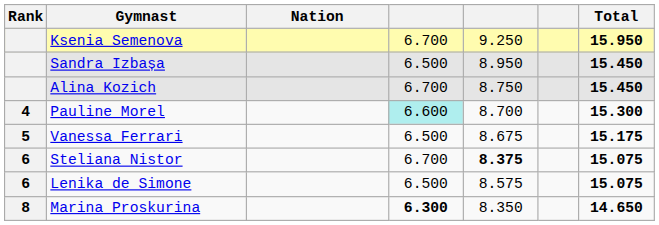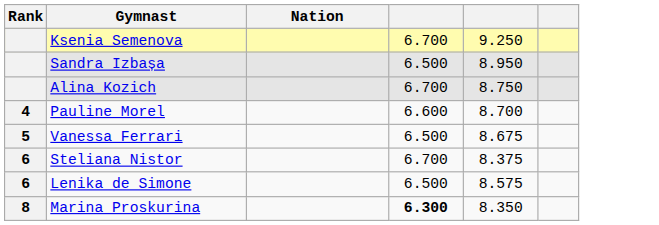- column: (616, 17)
(426, 112) paleturquoise background -> (426, 112) no background
(501, 160) bold -> (501, 160) normal
